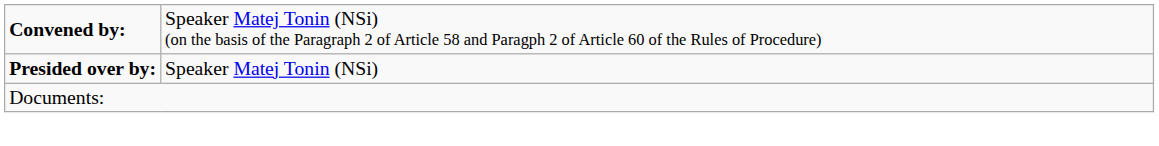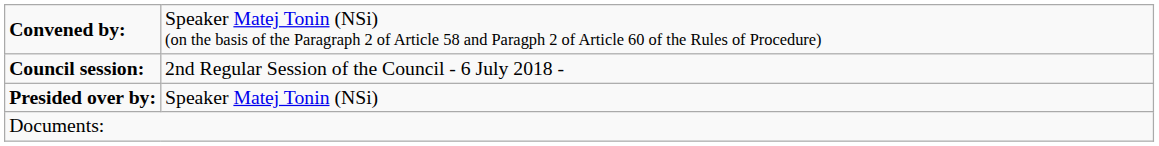+ row: (77, 68)
